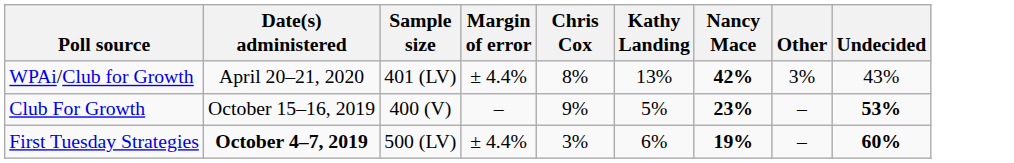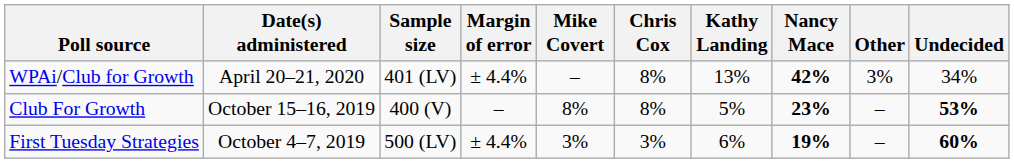+ column: (575, 32)
(881, 76) 43% -> (959, 76) 34%
(575, 109) 9% -> (653, 109) 8%
(292, 142) bold -> (292, 142) normal
